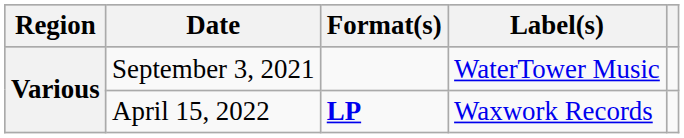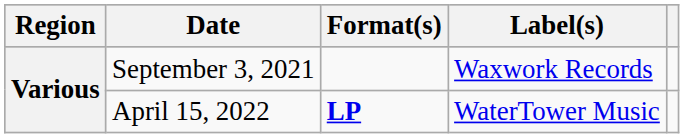(557, 68) WaterTower Music -> (553, 68) Waxwork Records
(553, 111) Waxwork Records -> (557, 111) WaterTower Music
